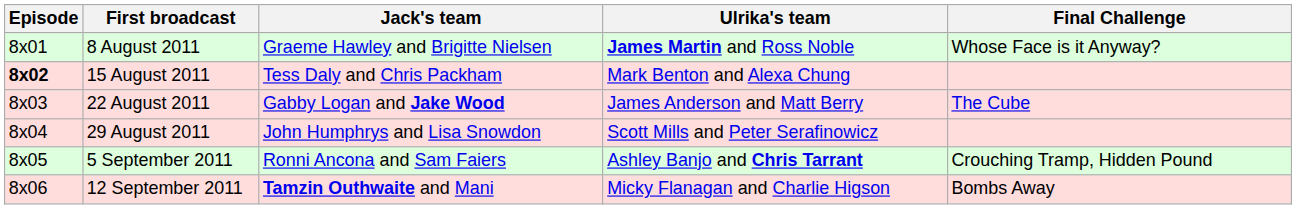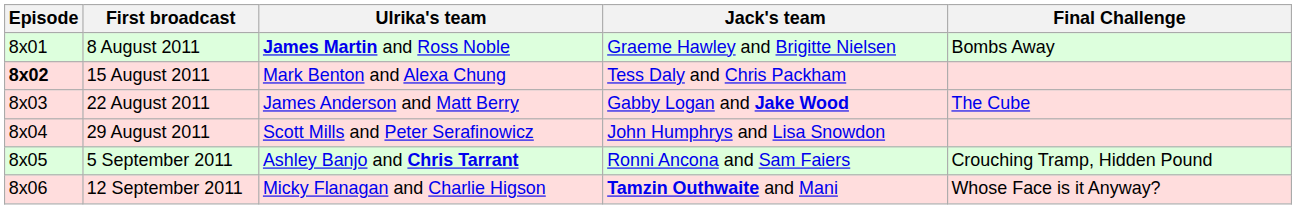columns swapped: (431, 18) <-> (775, 18)
(1056, 47) Whose Face is it Anyway? -> (1003, 47) Bombs Away
(1003, 189) Bombs Away -> (1056, 189) Whose Face is it Anyway?
